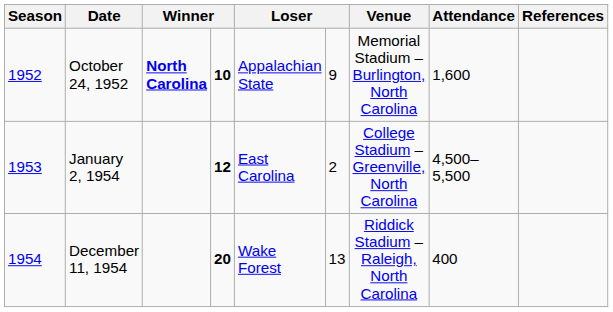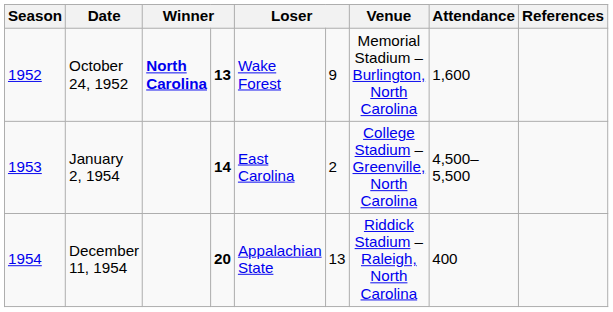(222, 74) 10 -> (222, 74) 13
(280, 74) Appalachian State -> (259, 74) Wake Forest
(222, 167) 12 -> (222, 167) 14
(259, 259) Wake Forest -> (280, 259) Appalachian State
